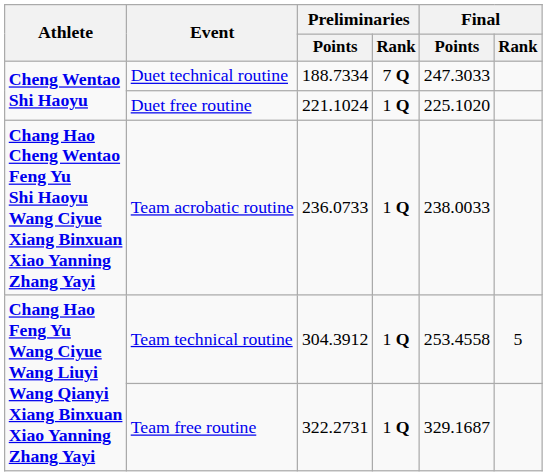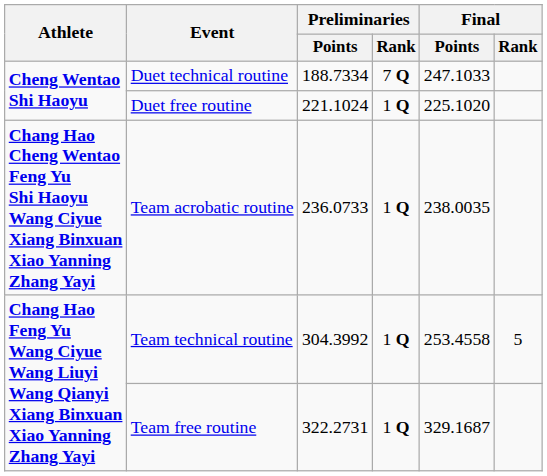(457, 76) 247.3033 -> (457, 76) 247.1033
(457, 207) 238.0033 -> (457, 207) 238.0035
(335, 339) 304.3912 -> (335, 339) 304.3992
